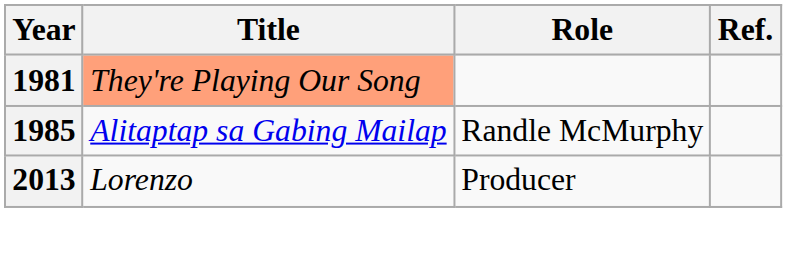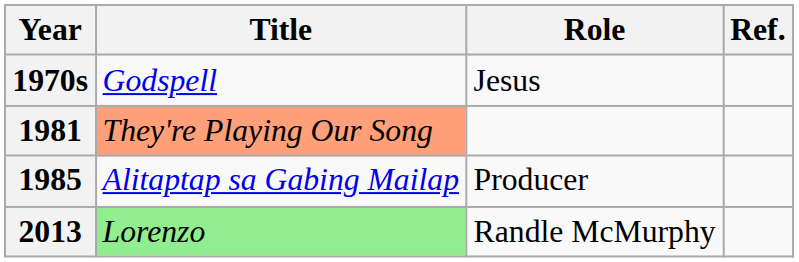+ row: (50, 79)
(582, 130) Randle McMurphy -> (531, 180) Producer
(142, 180) no background -> (154, 230) lightgreen background
(518, 180) Producer -> (595, 230) Randle McMurphy
